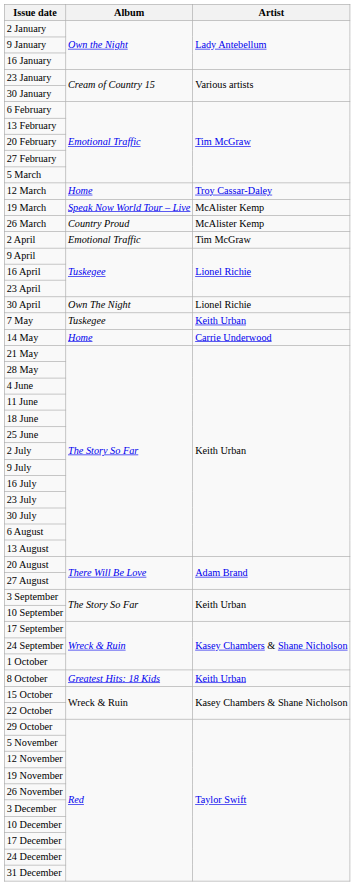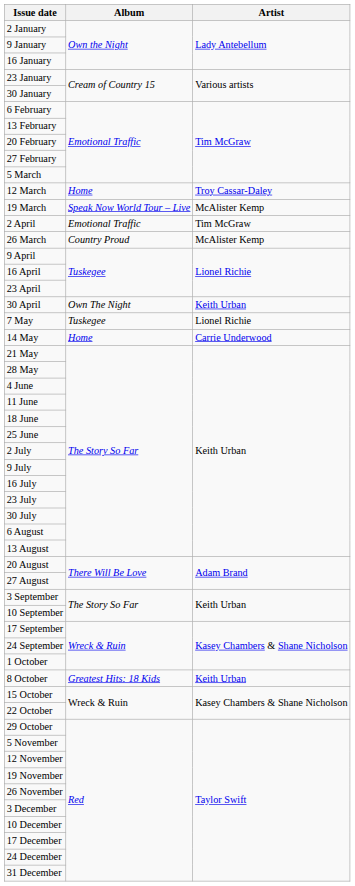rows swapped: (26, 223) <-> (21, 239)
(223, 304) Lionel Richie -> (221, 304) Keith Urban
(221, 321) Keith Urban -> (223, 321) Lionel Richie
